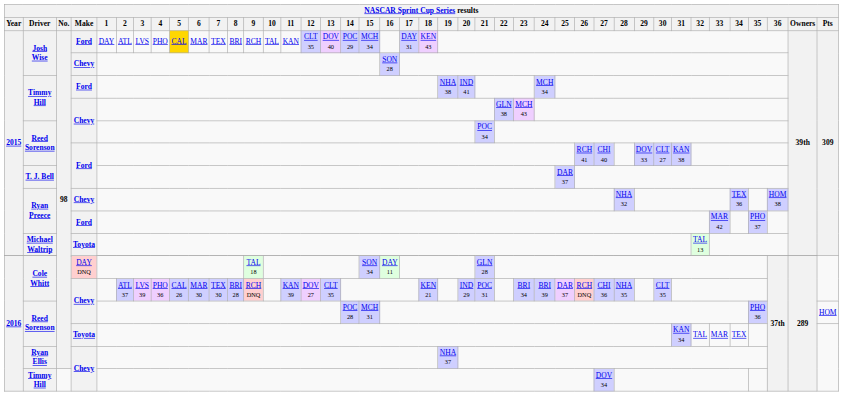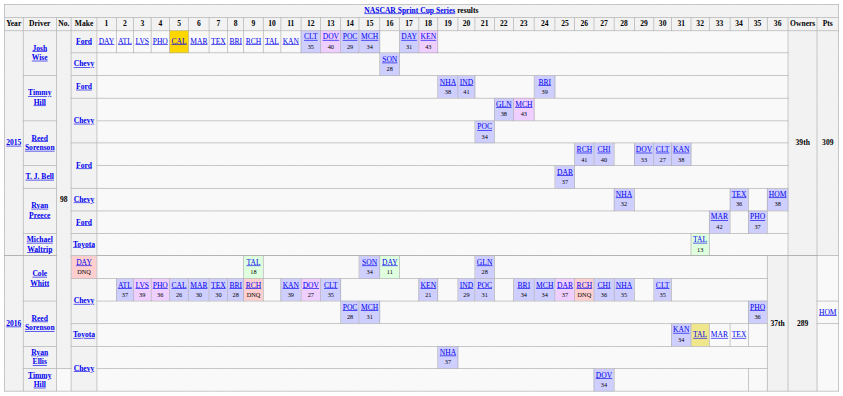(545, 86) MCH 34 -> (545, 86) BRI 39
(545, 289) BRI 39 -> (545, 289) MCH 34
(700, 335) no background -> (700, 335) khaki background
